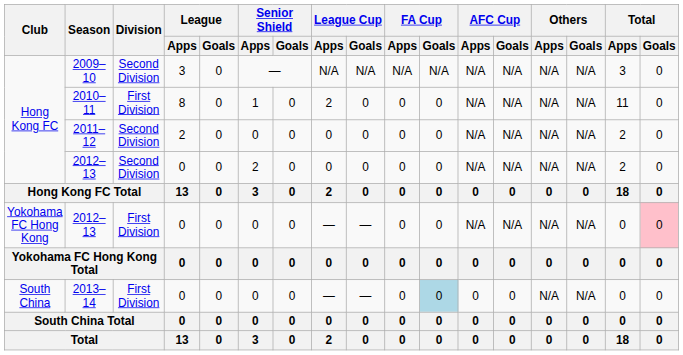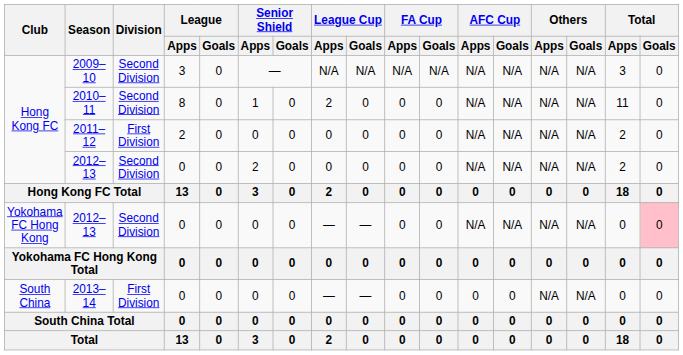(139, 103) First Division -> (139, 103) Second Division
(139, 135) Second Division -> (139, 135) First Division
(139, 225) First Division -> (139, 225) Second Division
(439, 296) lightblue background -> (439, 296) no background
